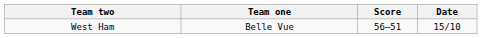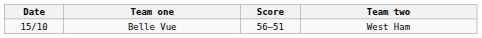columns swapped: (447, 12) <-> (93, 12)
